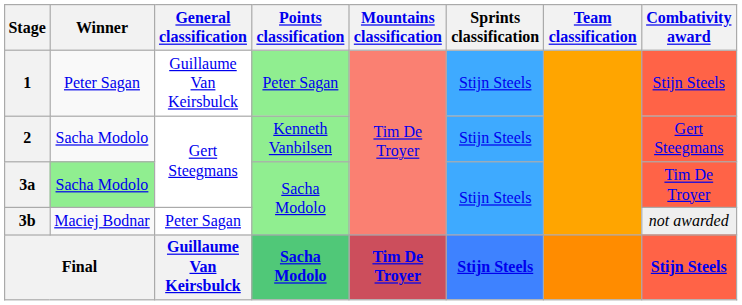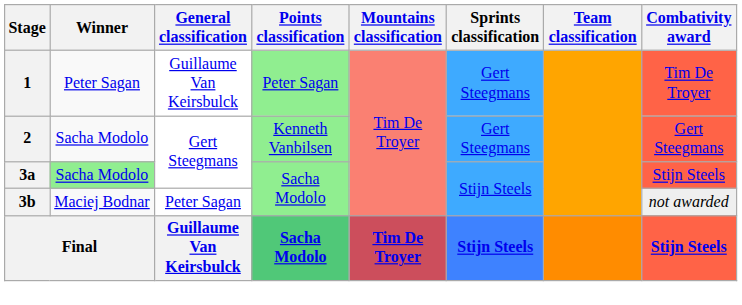(495, 83) Stijn Steels -> (495, 83) Gert Steegmans
(689, 83) Stijn Steels -> (689, 83) Tim De Troyer
(495, 138) Stijn Steels -> (495, 138) Gert Steegmans
(689, 184) Tim De Troyer -> (689, 175) Stijn Steels
